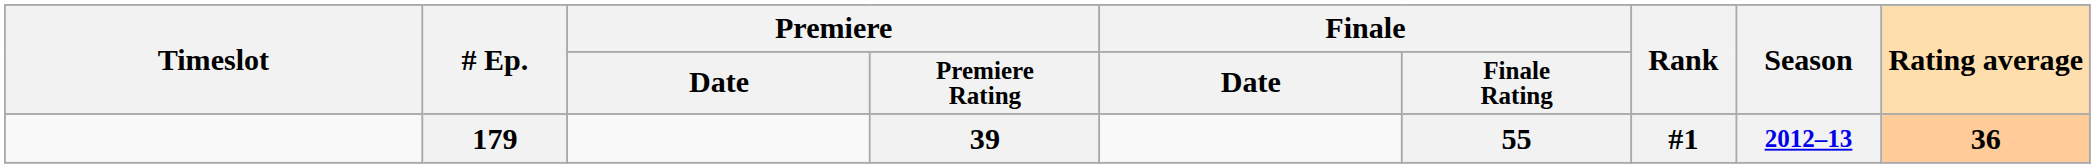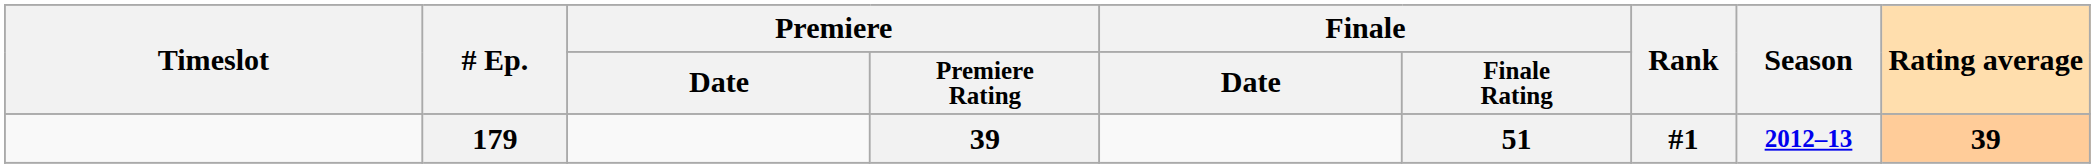(1517, 138) 55 -> (1517, 138) 51
(1986, 138) 36 -> (1986, 138) 39
